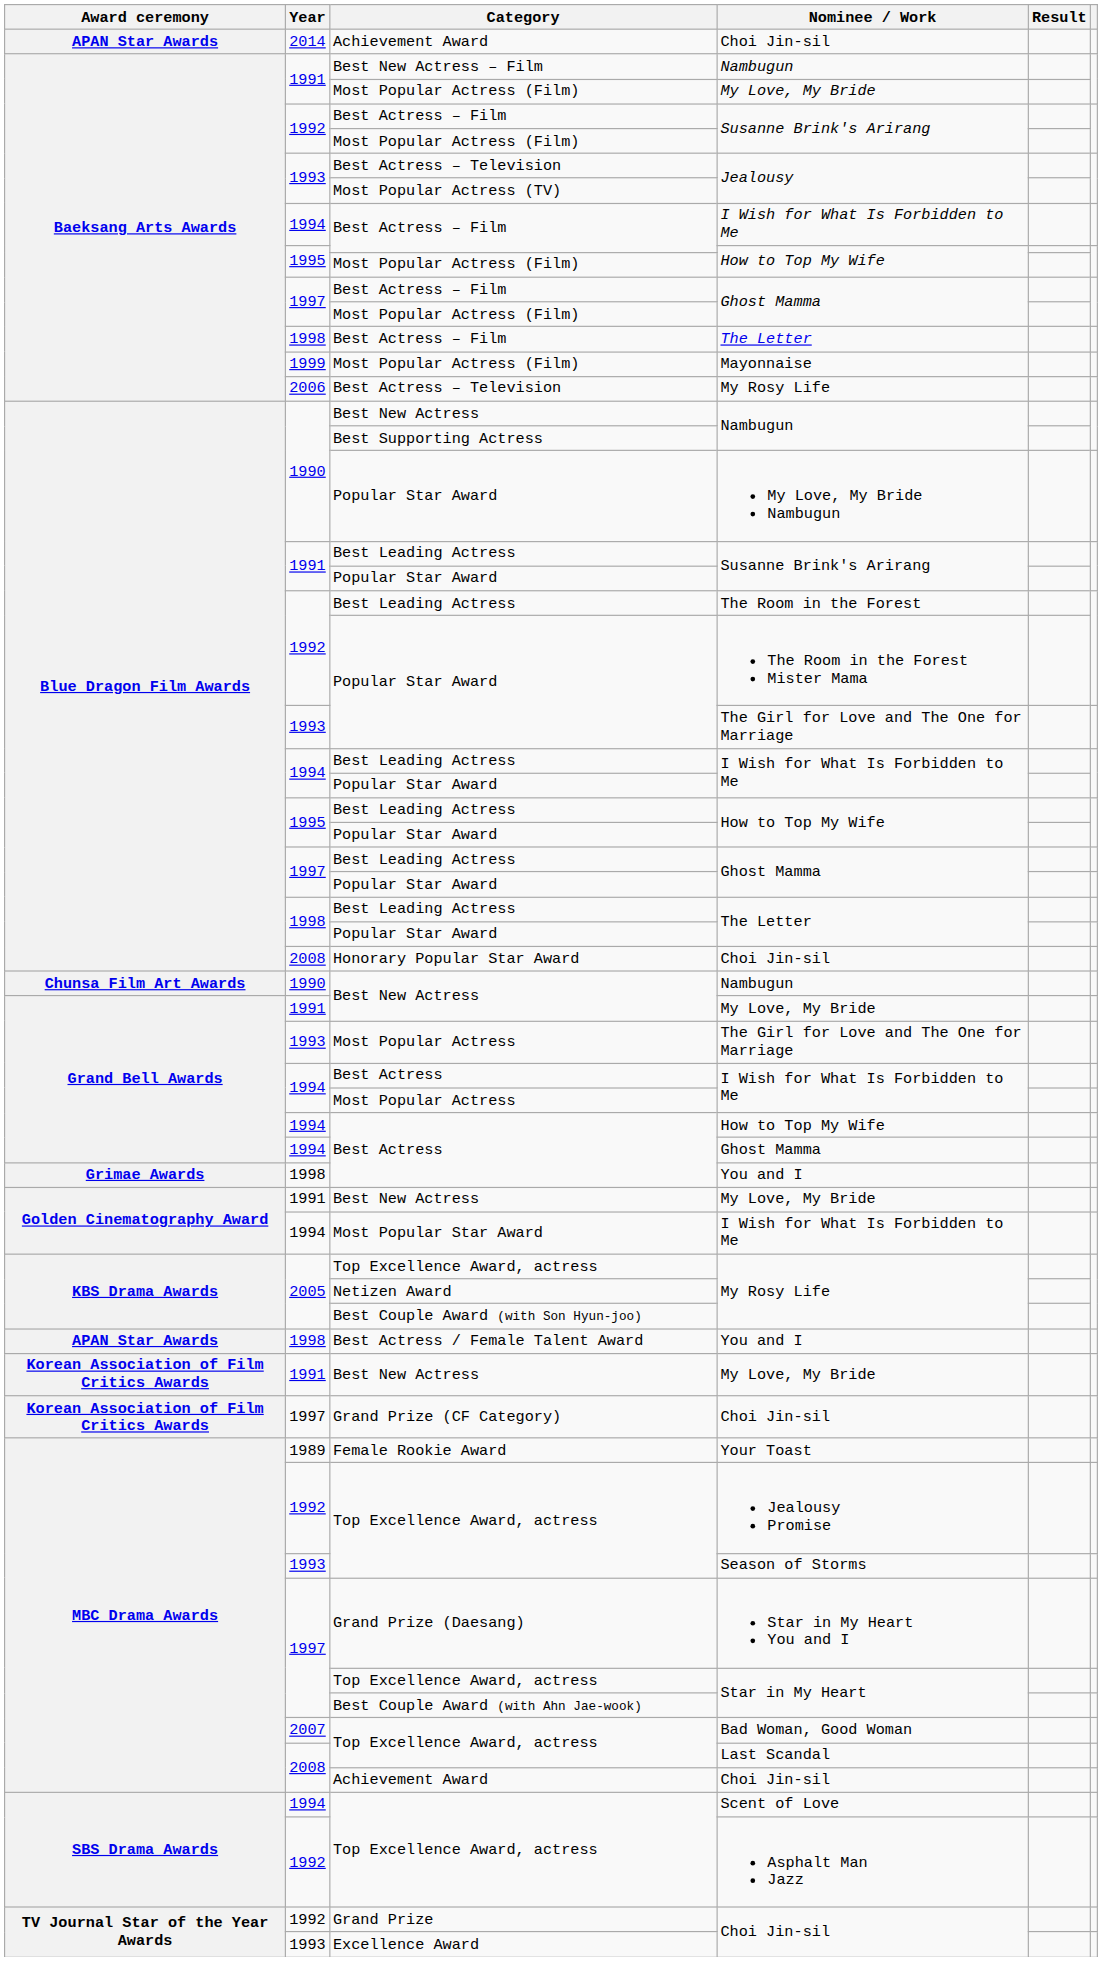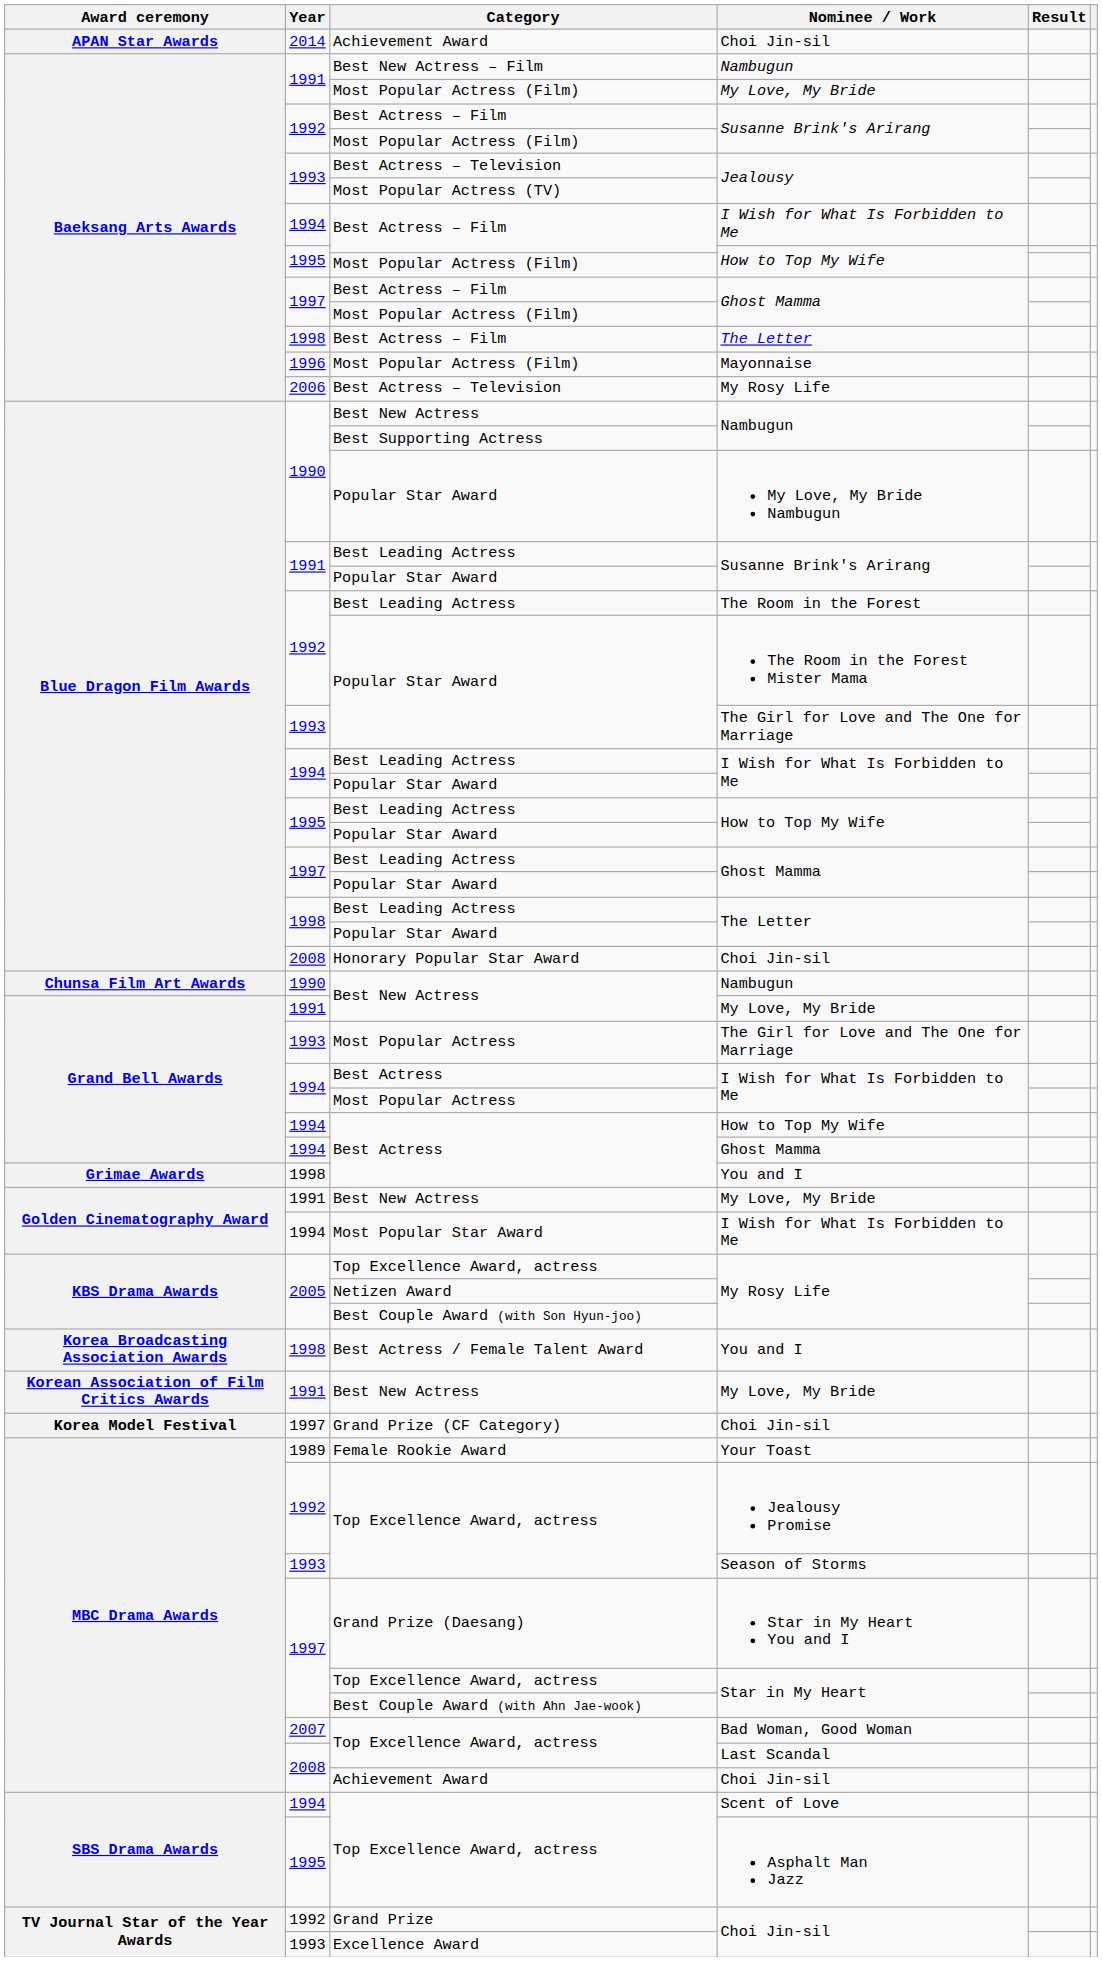(307, 364) 1999 -> (307, 364) 1996
(145, 1341) APAN Star Awards -> (145, 1350) Korea Broadcasting Association Awards
(145, 1417) Korean Association of Film Critics Awards -> (145, 1426) Korea Model Festival
(307, 1862) 1992 -> (307, 1862) 1995
